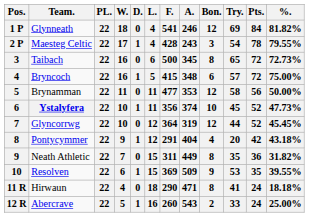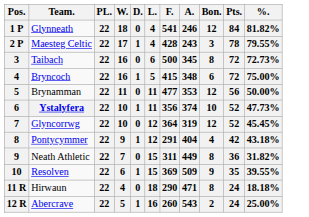- column: (235, 12)
